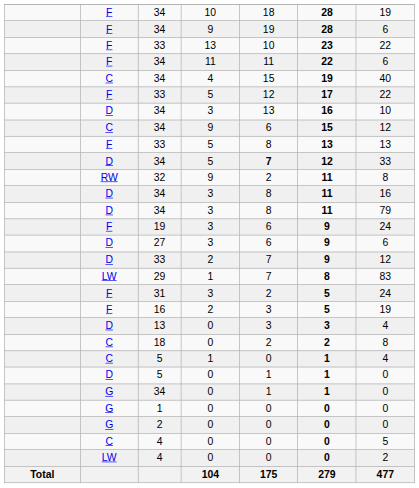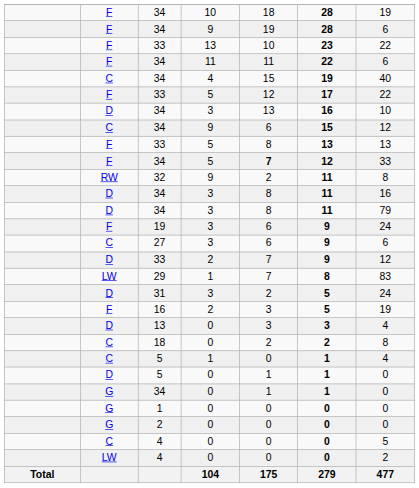(109, 161) D -> (109, 161) F
(109, 243) D -> (109, 243) C
(109, 293) F -> (109, 293) D
